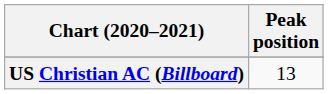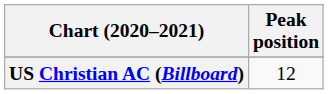(286, 72) 13 -> (286, 72) 12
